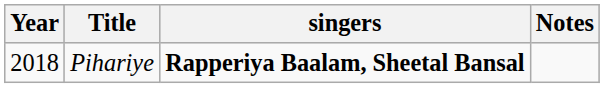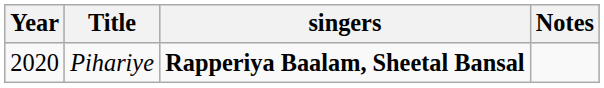(35, 62) 2018 -> (35, 62) 2020
